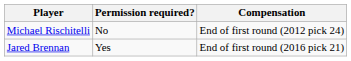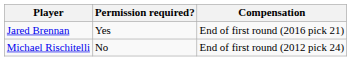rows swapped: (48, 30) <-> (38, 47)
